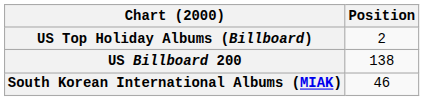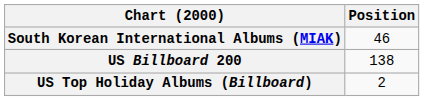rows swapped: (175, 84) <-> (175, 39)
